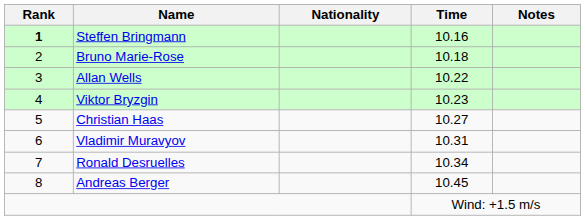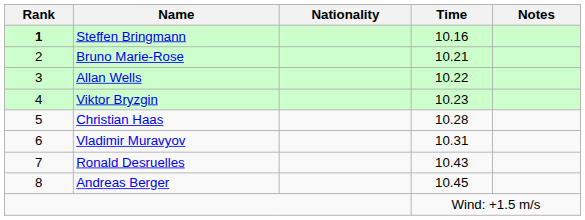(452, 57) 10.18 -> (452, 57) 10.21
(452, 120) 10.27 -> (452, 120) 10.28
(452, 162) 10.34 -> (452, 162) 10.43
